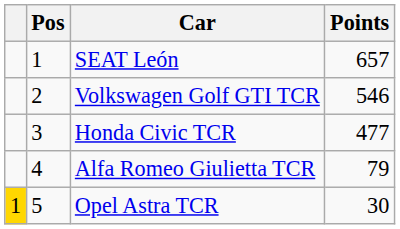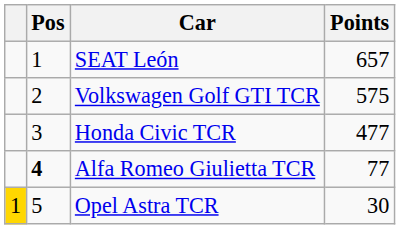(373, 96) 546 -> (373, 96) 575
(37, 169) normal -> (37, 169) bold
(378, 169) 79 -> (378, 169) 77
